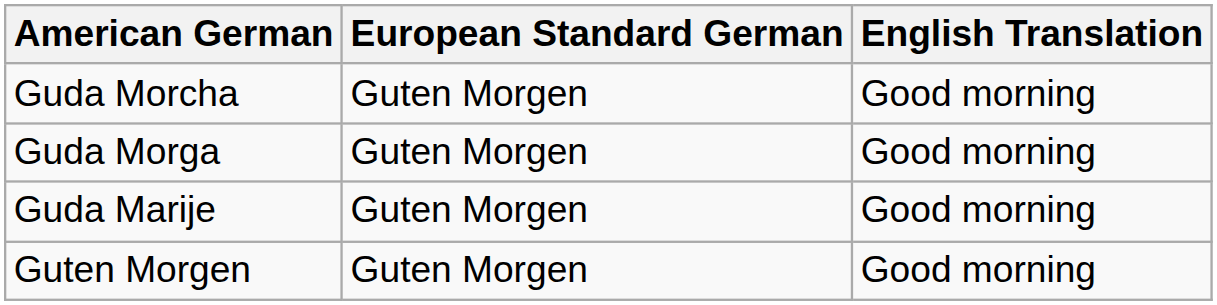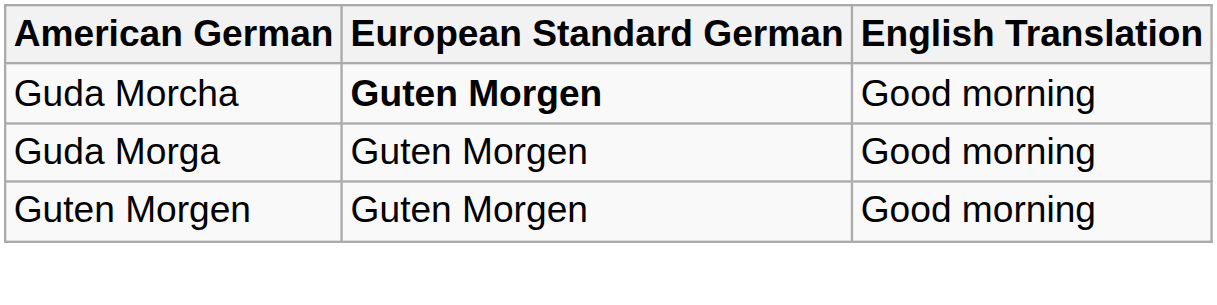(469, 92) normal -> (476, 92) bold
- row: (115, 210)
